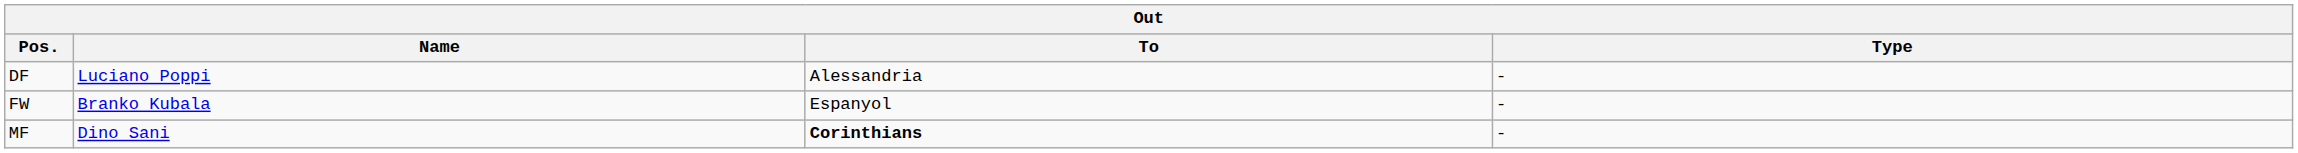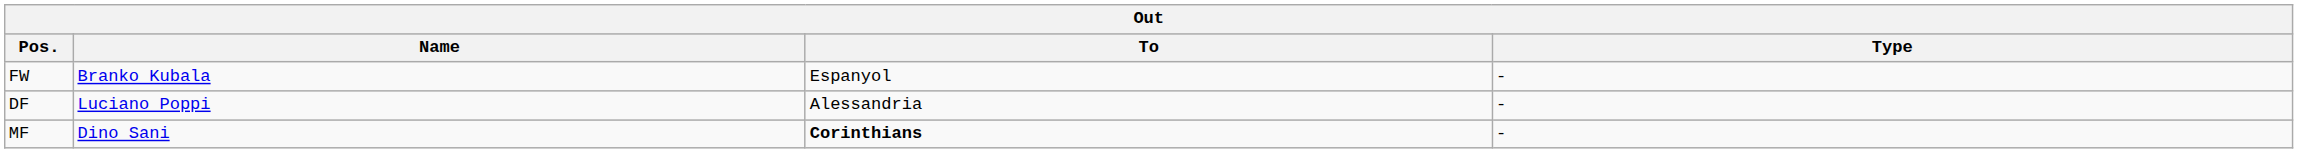rows swapped: (19, 105) <-> (19, 76)
